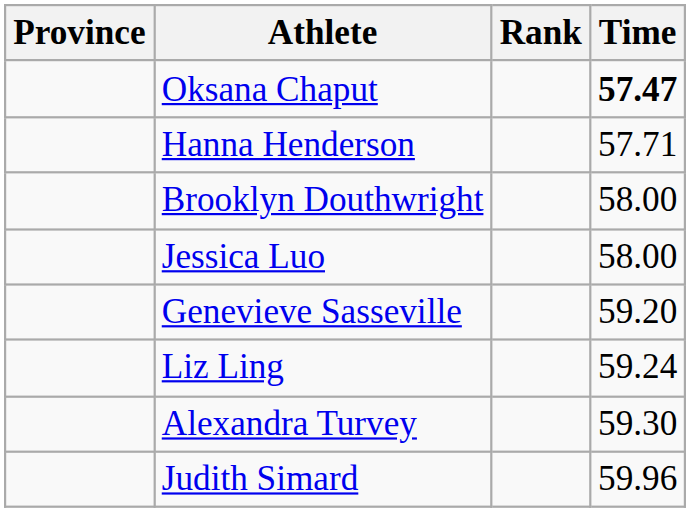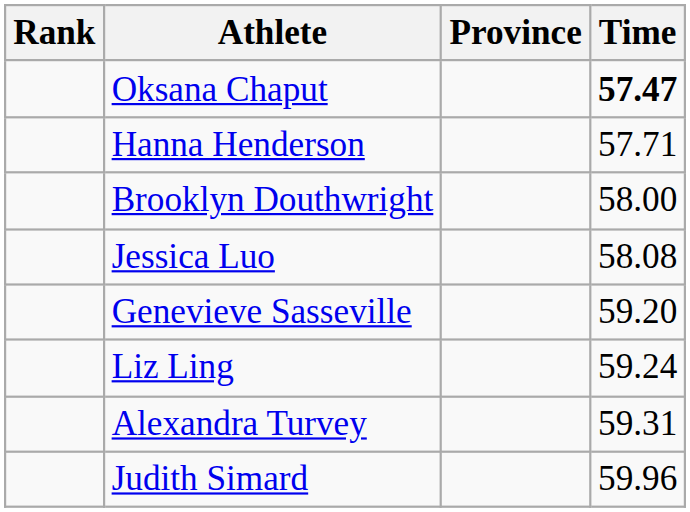columns swapped: (541, 32) <-> (79, 32)
(638, 255) 58.00 -> (638, 255) 58.08
(638, 423) 59.30 -> (638, 423) 59.31
